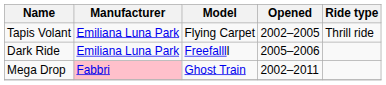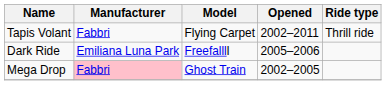(128, 32) Emiliana Luna Park -> (93, 32) Fabbri
(290, 32) 2002–2005 -> (290, 32) 2002–2011
(290, 70) 2002–2011 -> (290, 70) 2002–2005
